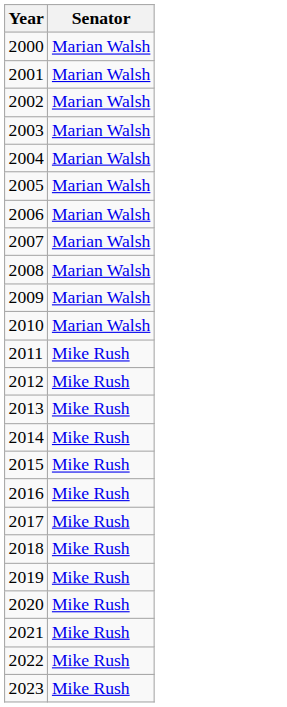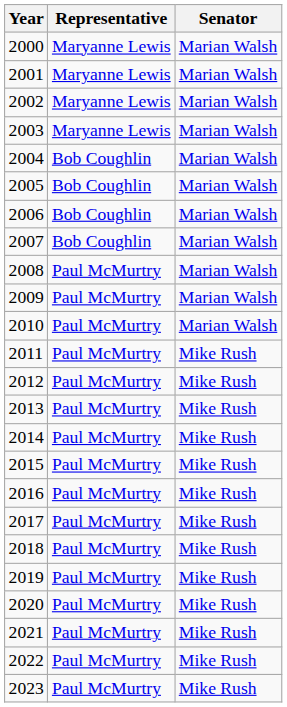+ column: (111, 18)
